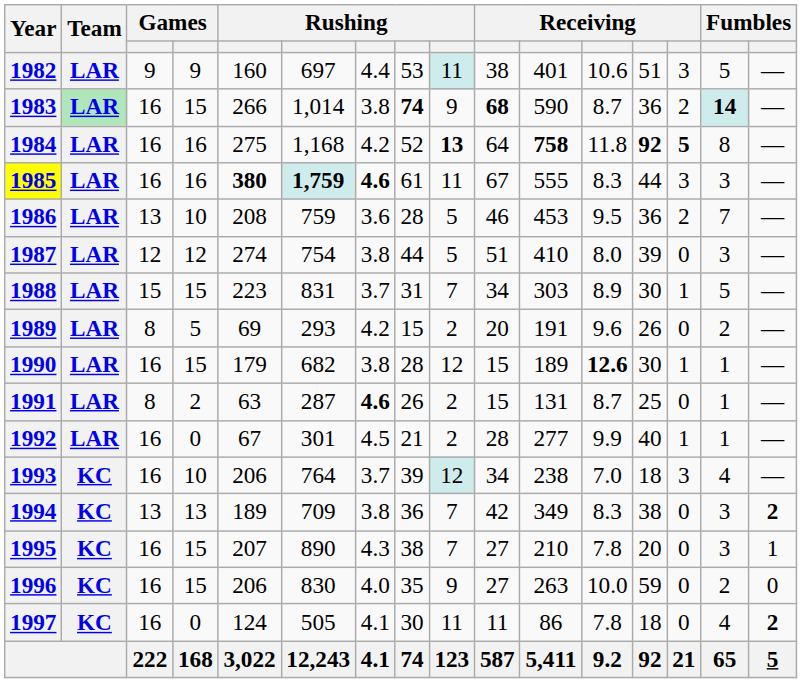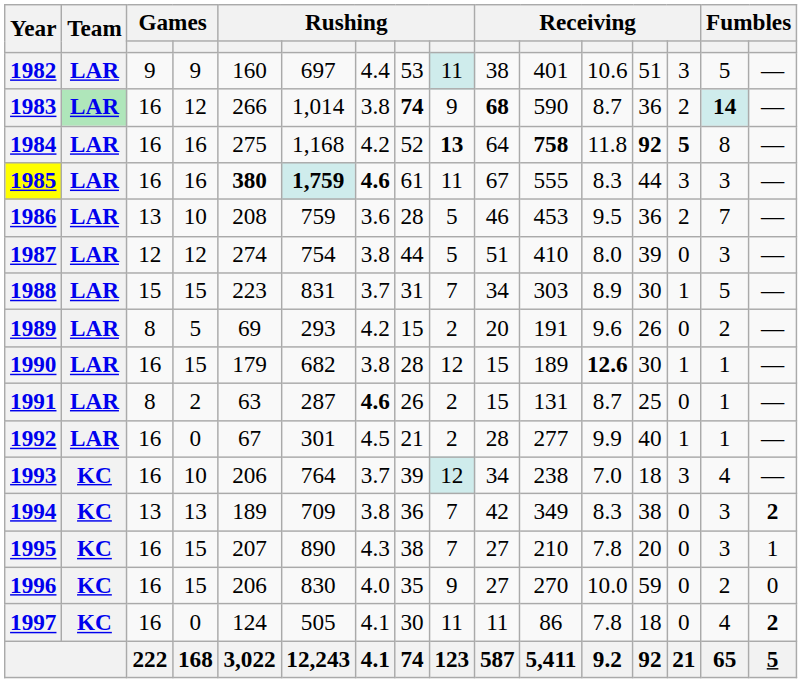(195, 107) 15 -> (195, 107) 12
(551, 585) 263 -> (551, 585) 270
